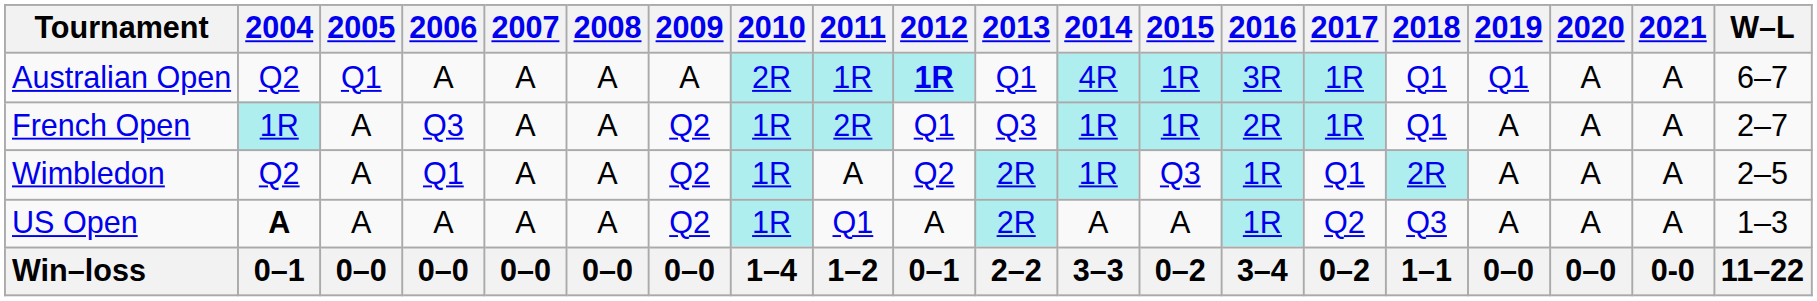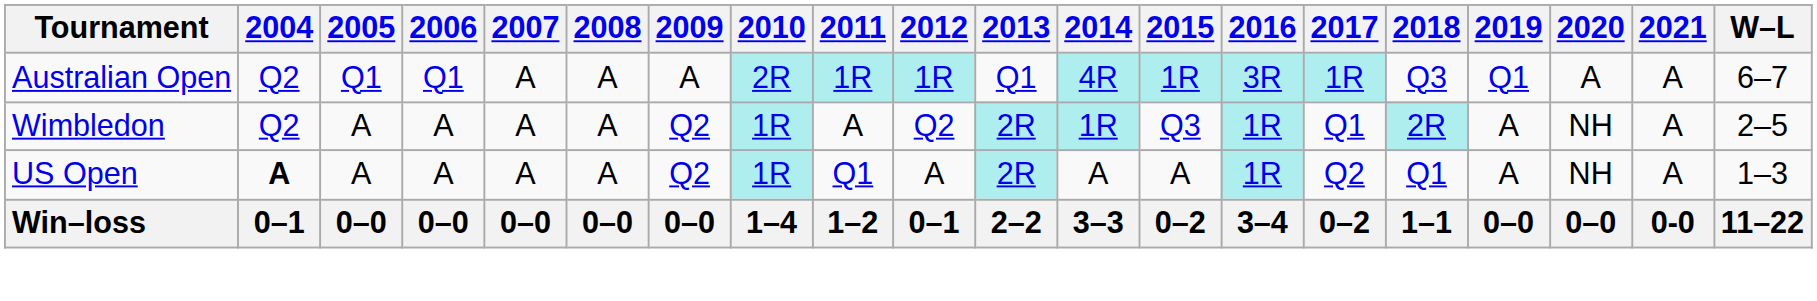(443, 77) A -> (443, 77) Q1
(934, 77) bold -> (934, 77) normal
(1427, 77) Q1 -> (1427, 77) Q3
- row: (101, 125)
(443, 174) Q1 -> (443, 125) A
(1591, 174) A -> (1591, 125) NH
(1427, 222) Q3 -> (1427, 174) Q1
(1591, 222) A -> (1591, 174) NH
